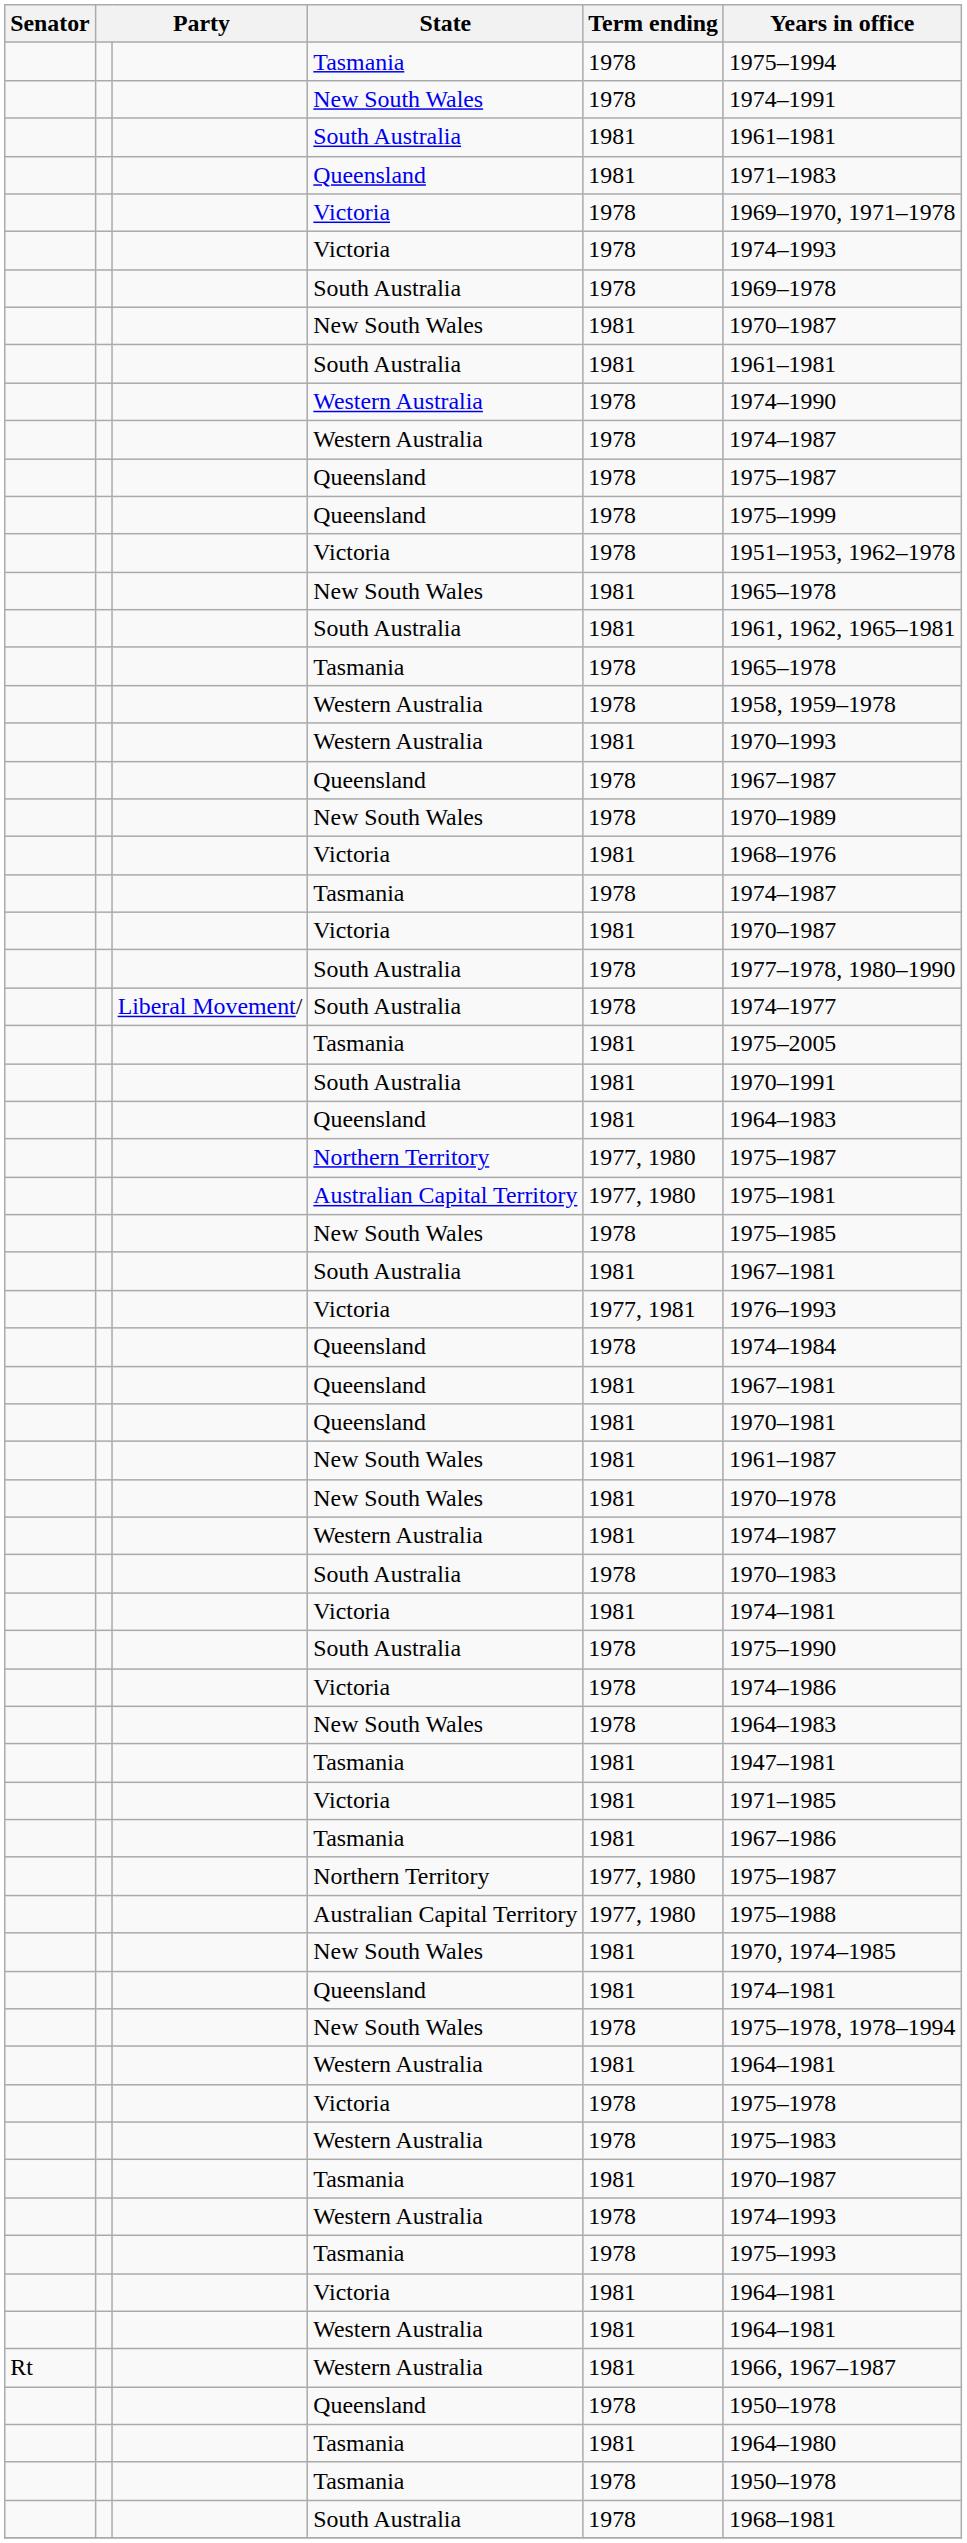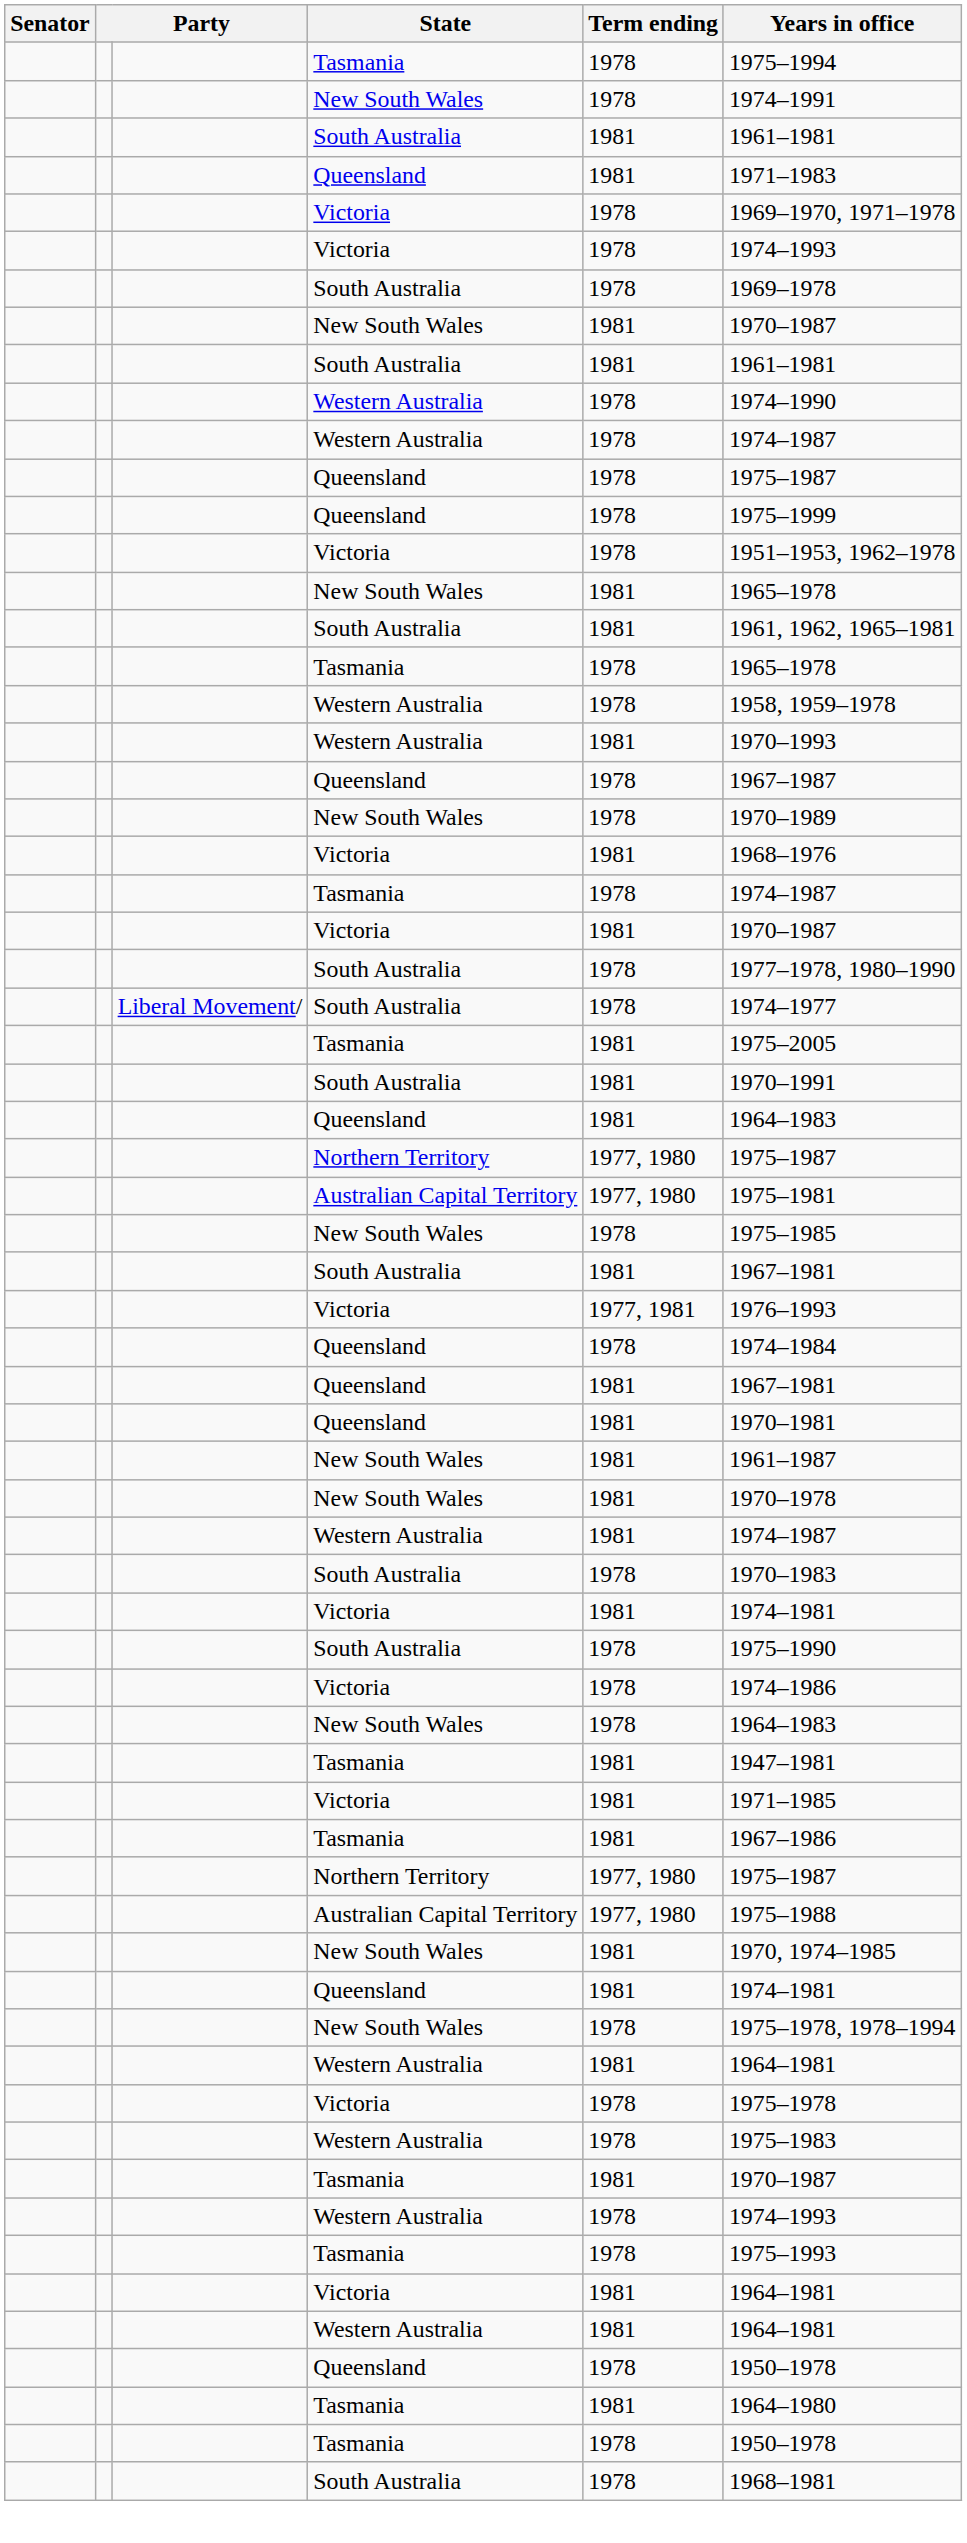- row: (22, 2367)
